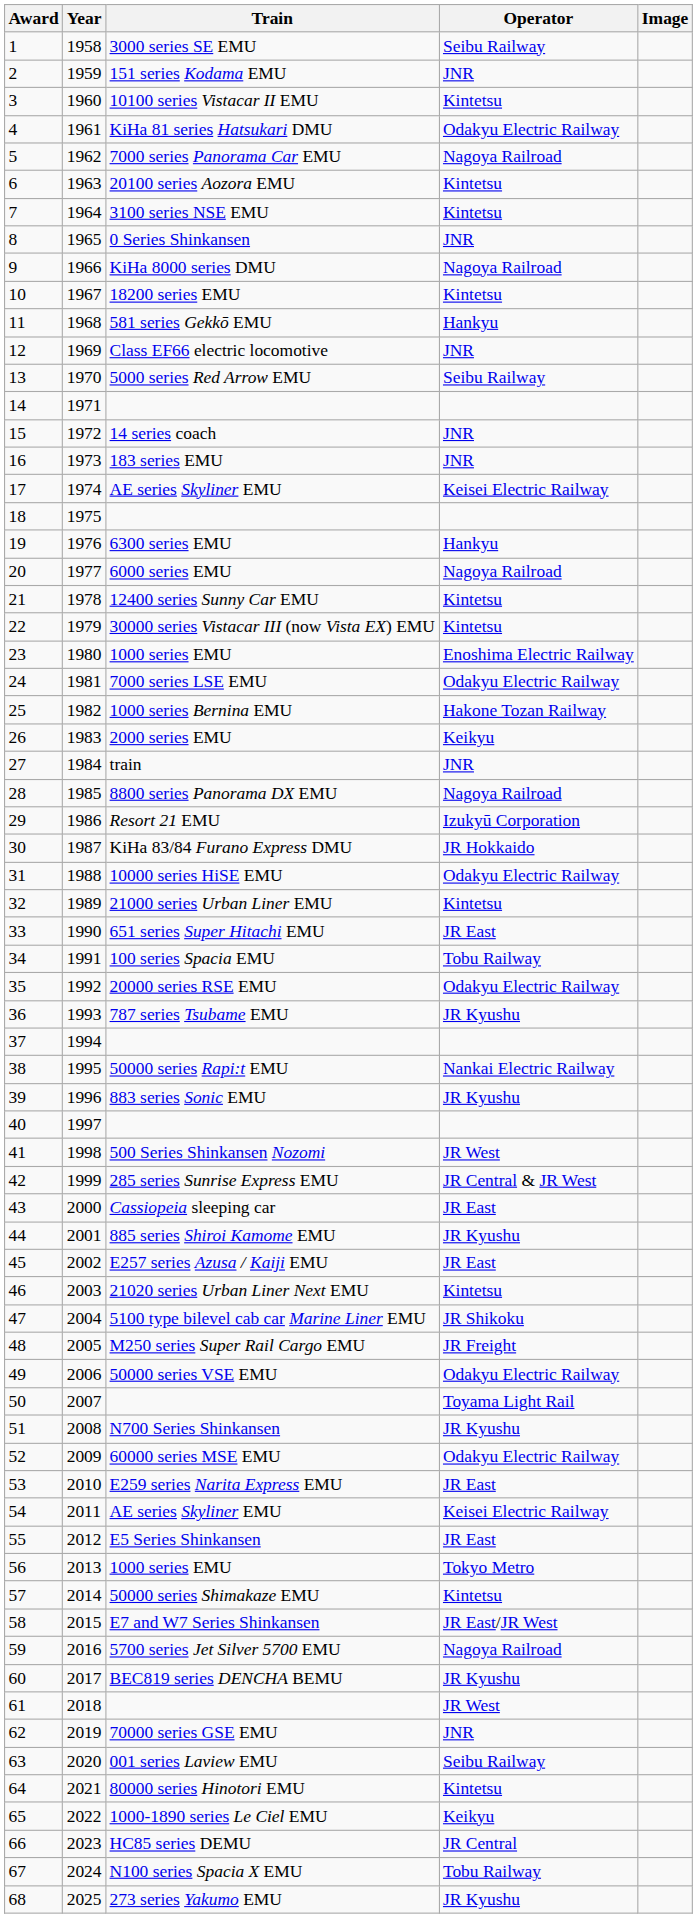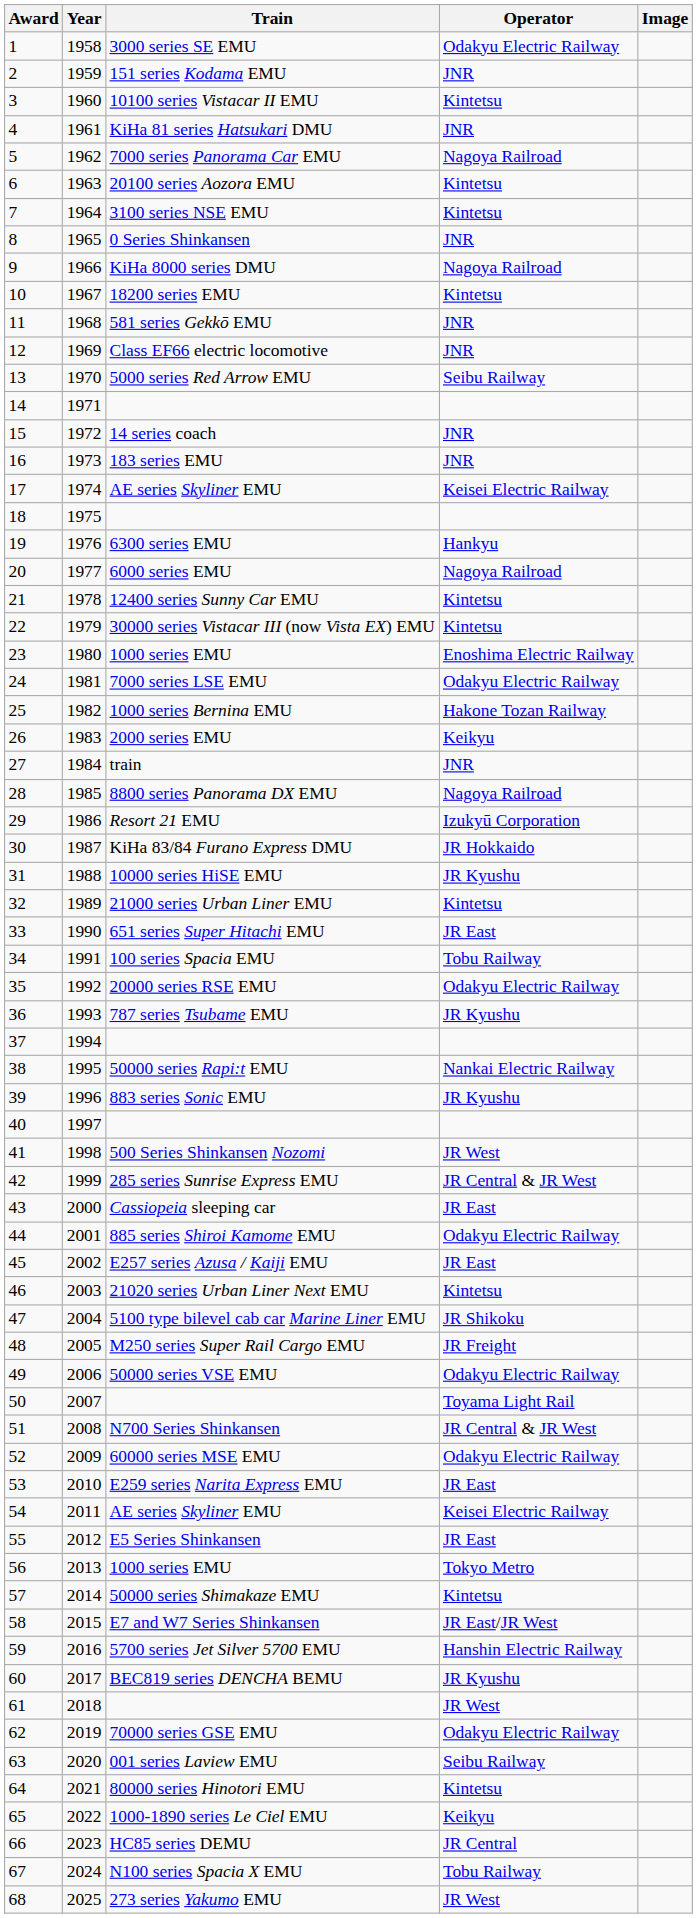(494, 45) Seibu Railway -> (531, 45) Odakyu Electric Railway
(531, 128) Odakyu Electric Railway -> (458, 128) JNR
(471, 322) Hankyu -> (458, 322) JNR
(531, 875) Odakyu Electric Railway -> (481, 875) JR Kyushu
(481, 1235) JR Kyushu -> (531, 1235) Odakyu Electric Railway
(481, 1428) JR Kyushu -> (520, 1428) JR Central & JR West
(502, 1650) Nagoya Railroad -> (533, 1650) Hanshin Electric Railway
(458, 1733) JNR -> (531, 1733) Odakyu Electric Railway
(481, 1899) JR Kyushu -> (471, 1899) JR West
